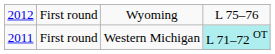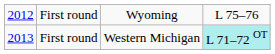(21, 37) 2011 -> (21, 37) 2013
